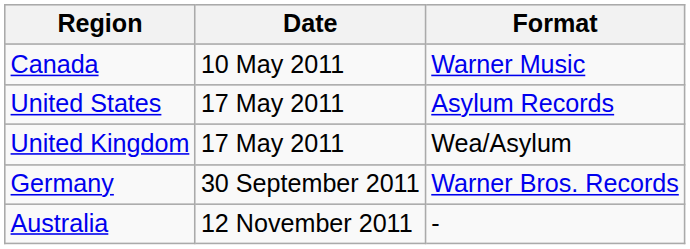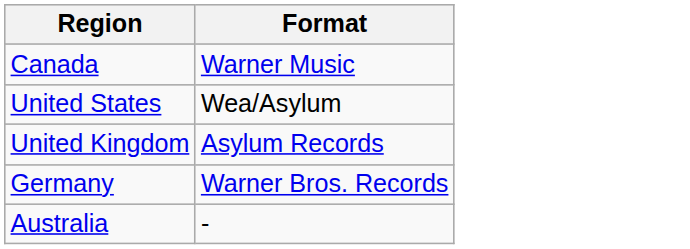- column: (310, 24)
(523, 104) Asylum Records -> (271, 104) Wea/Asylum
(502, 143) Wea/Asylum -> (292, 143) Asylum Records
